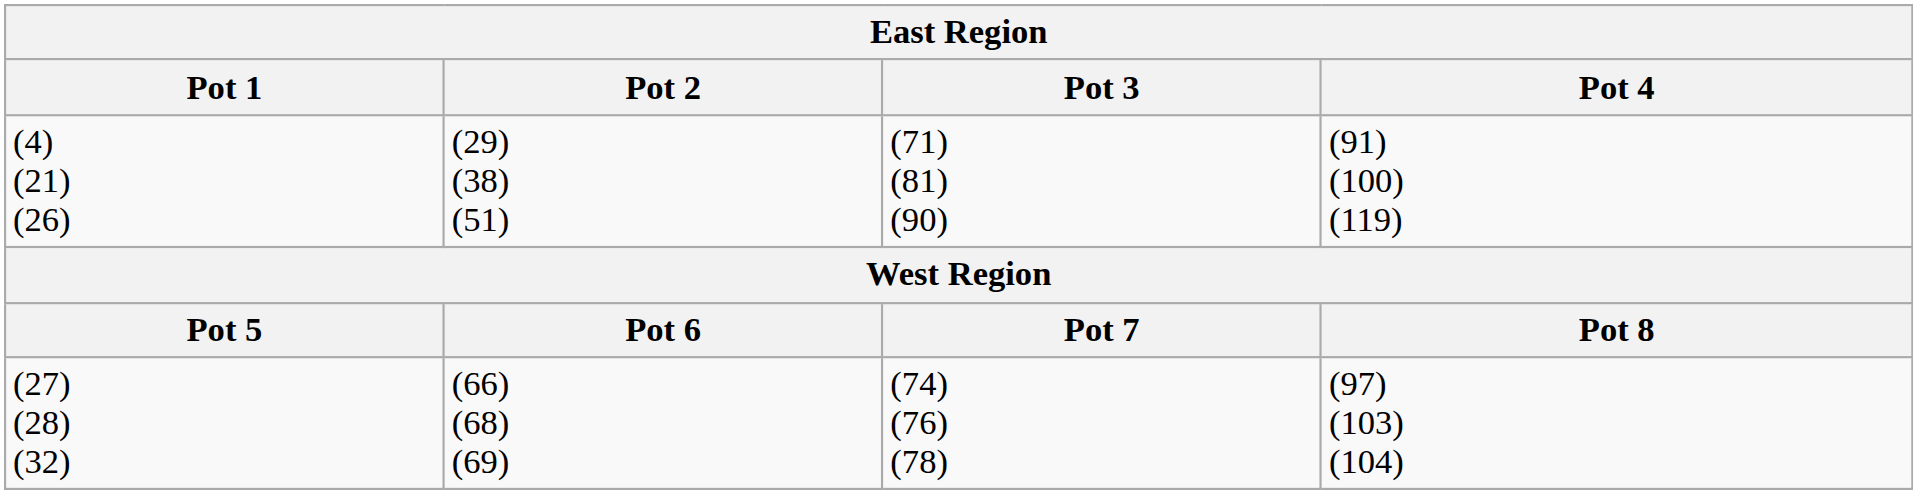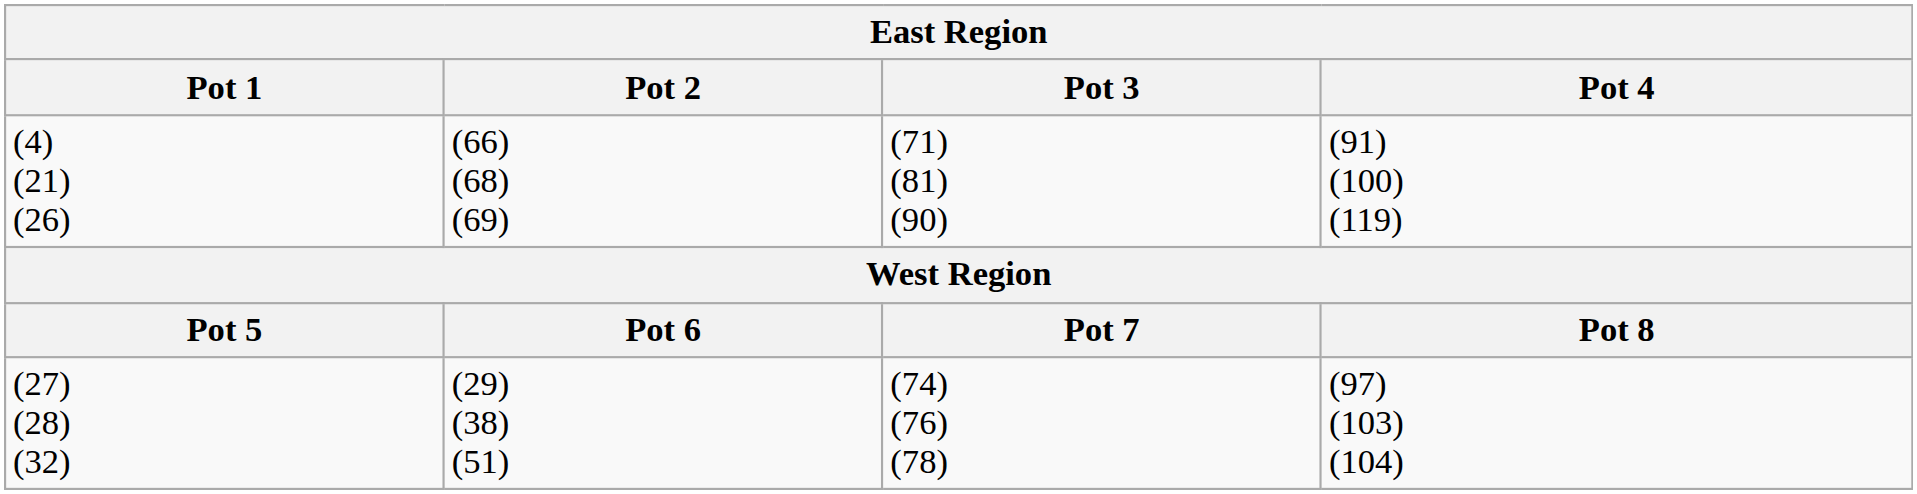(480, 180) (29) (38) (51) -> (480, 180) (66) (68) (69)
(480, 422) (66) (68) (69) -> (480, 422) (29) (38) (51)
